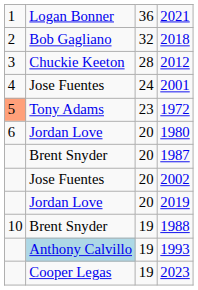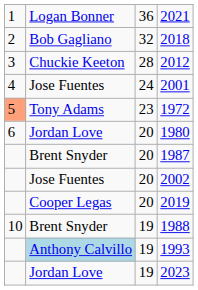(66, 202) Jordan Love -> (70, 202) Cooper Legas
(70, 272) Cooper Legas -> (66, 272) Jordan Love
